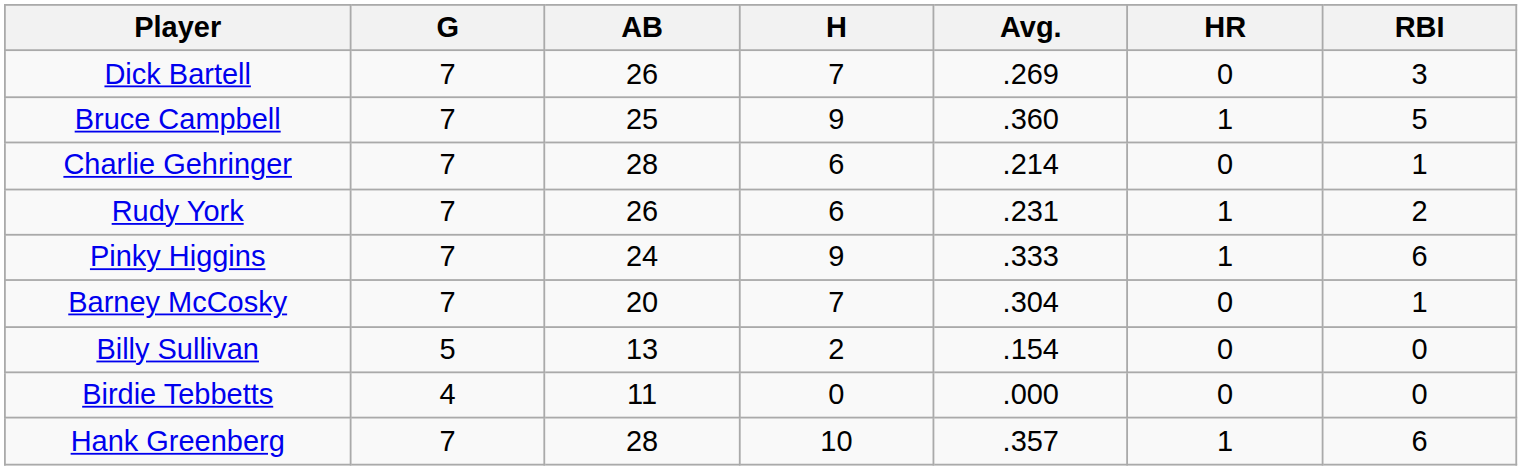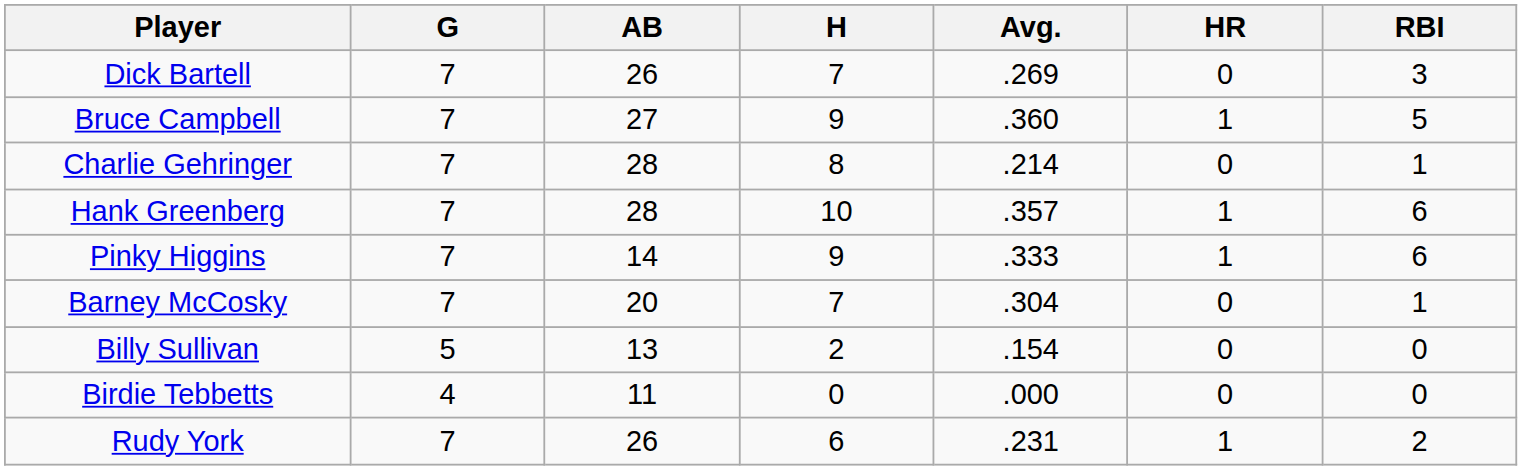(642, 119) 25 -> (642, 119) 27
(836, 165) 6 -> (836, 165) 8
rows swapped: (178, 440) <-> (178, 211)
(642, 257) 24 -> (642, 257) 14
